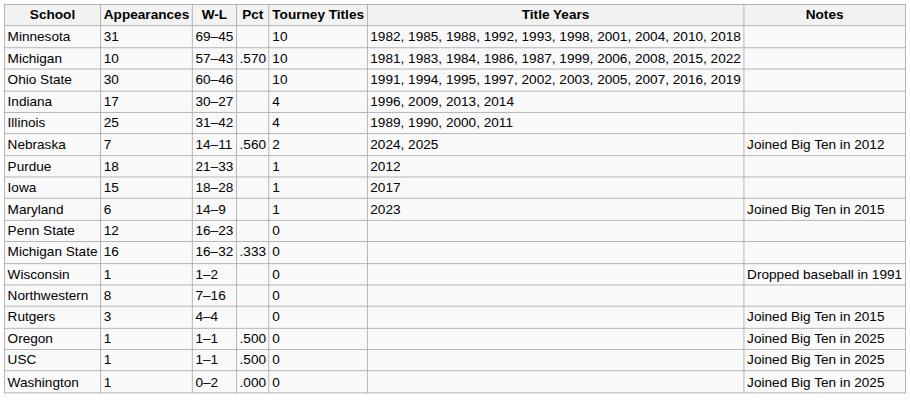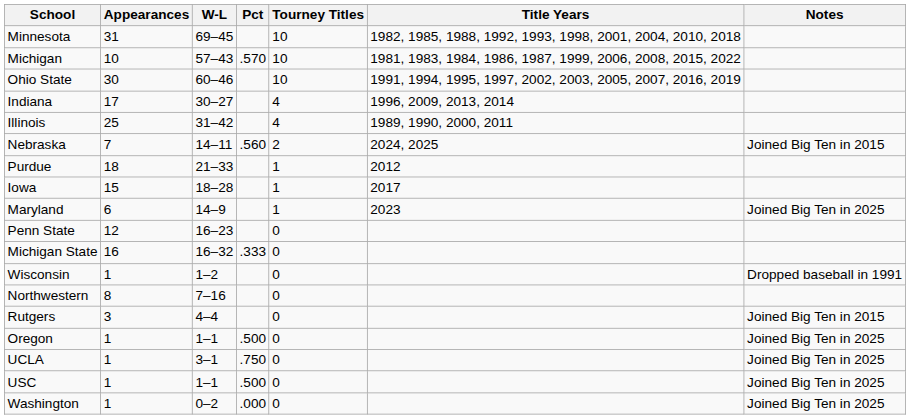(816, 144) Joined Big Ten in 2012 -> (816, 144) Joined Big Ten in 2015
(816, 209) Joined Big Ten in 2015 -> (816, 209) Joined Big Ten in 2025
+ row: (26, 360)
